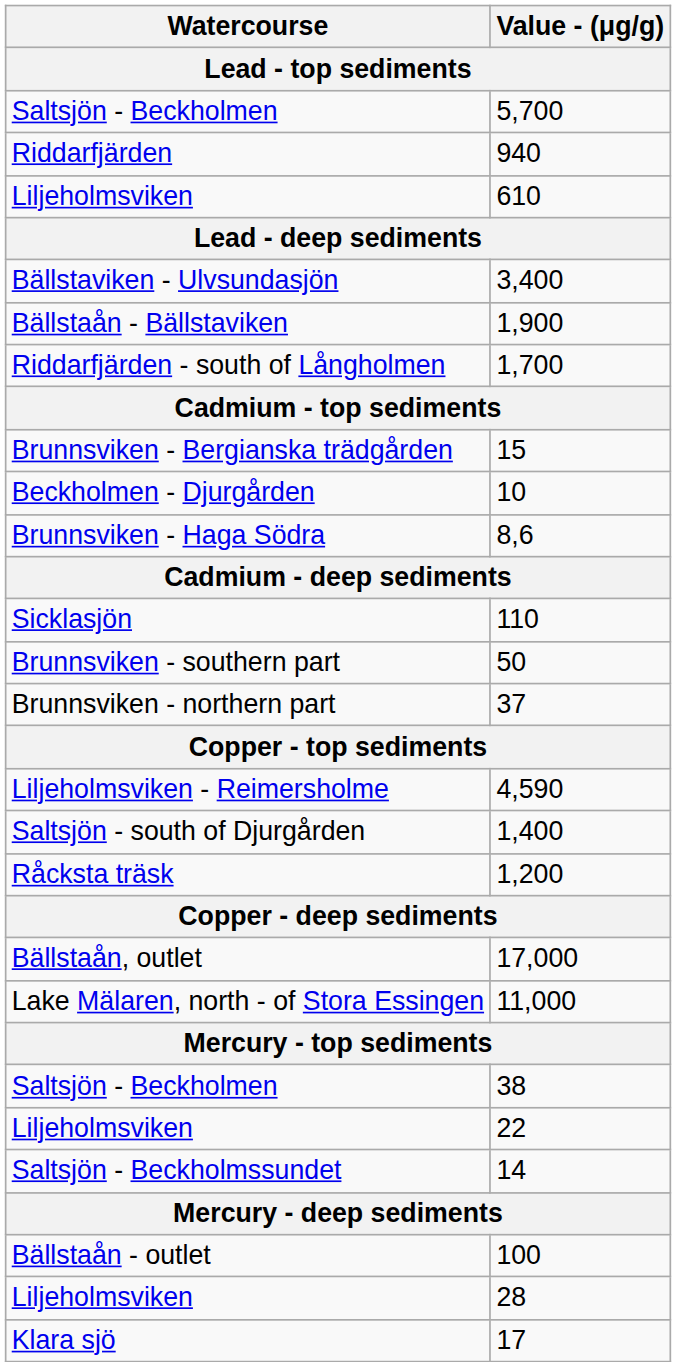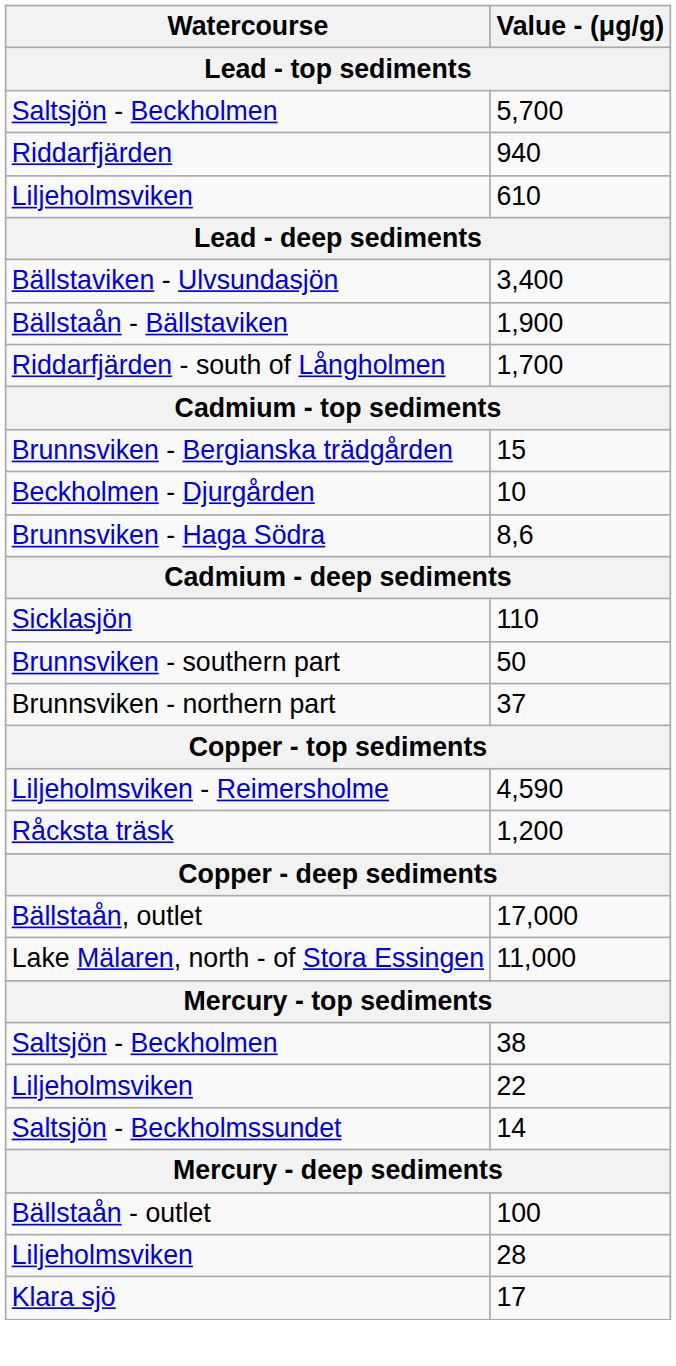- row: (530, 831)
